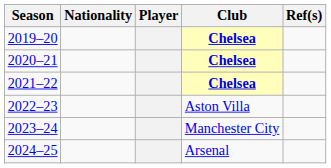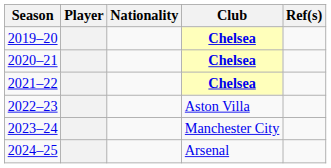columns swapped: (159, 15) <-> (98, 15)
